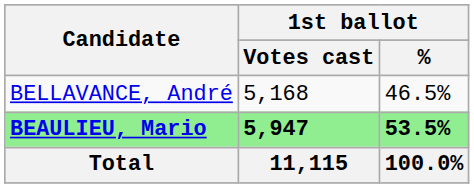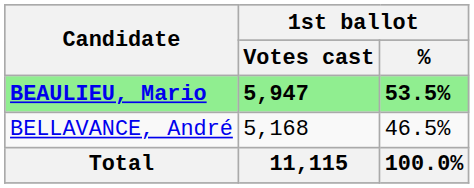rows swapped: (108, 129) <-> (121, 94)
